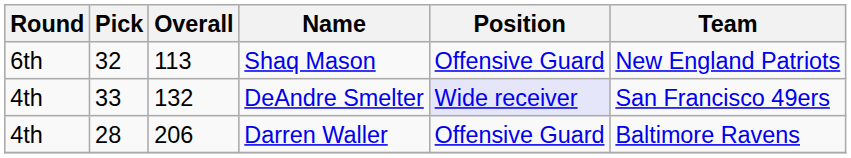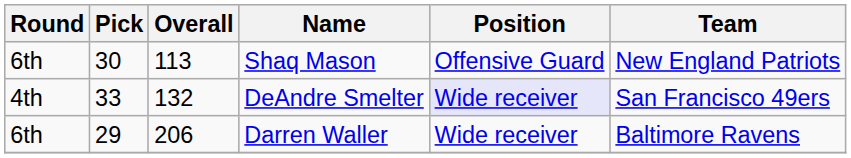(108, 61) 32 -> (108, 61) 30
(26, 135) 4th -> (26, 135) 6th
(108, 135) 28 -> (108, 135) 29
(520, 135) Offensive Guard -> (506, 135) Wide receiver
